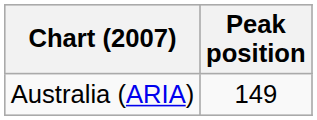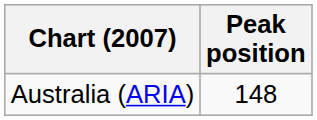(256, 94) 149 -> (256, 94) 148
